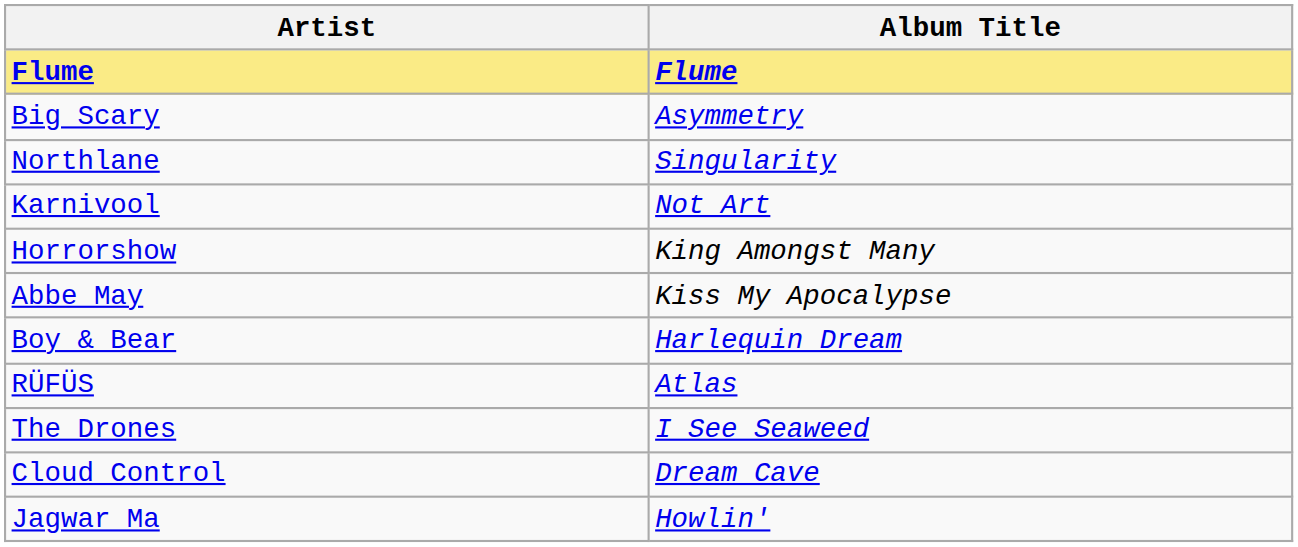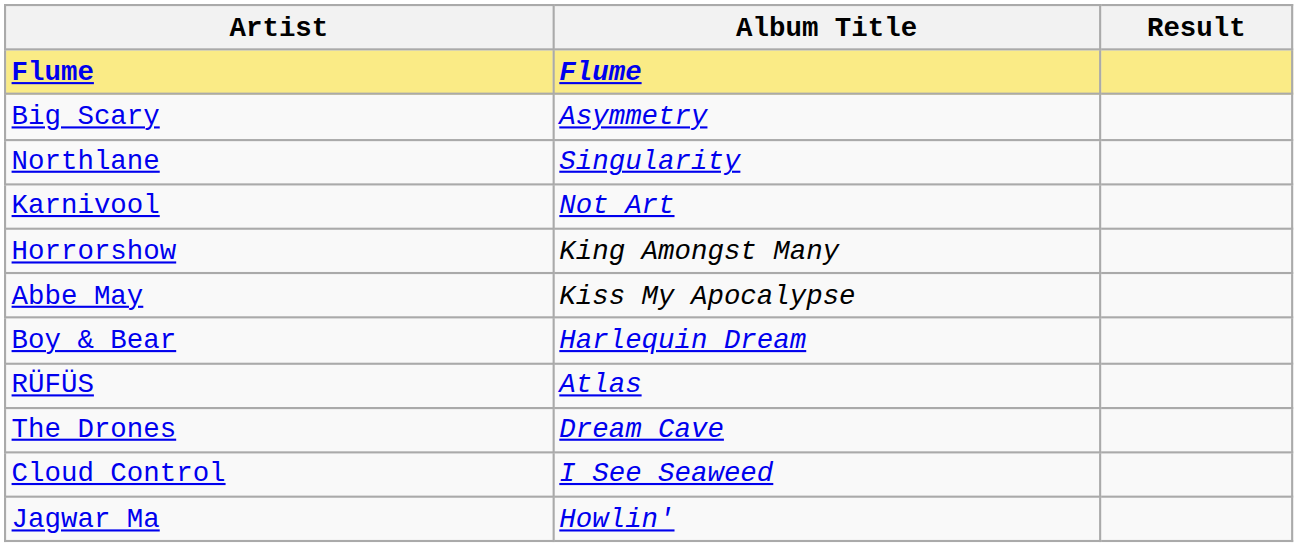+ column: (1196, 27)
(762, 430) I See Seaweed -> (642, 430) Dream Cave
(737, 474) Dream Cave -> (666, 474) I See Seaweed
